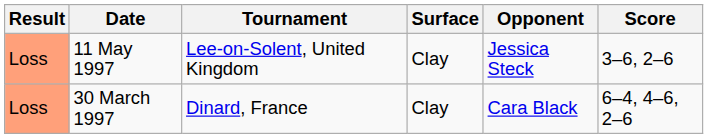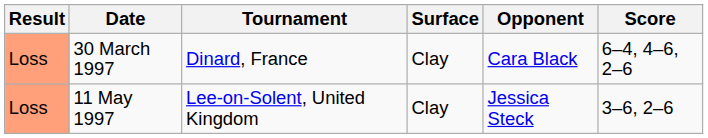rows swapped: (112, 108) <-> (103, 58)
